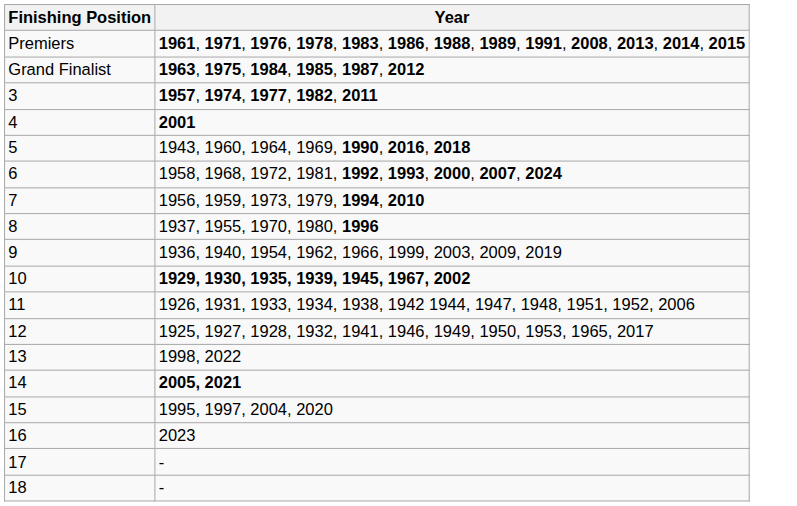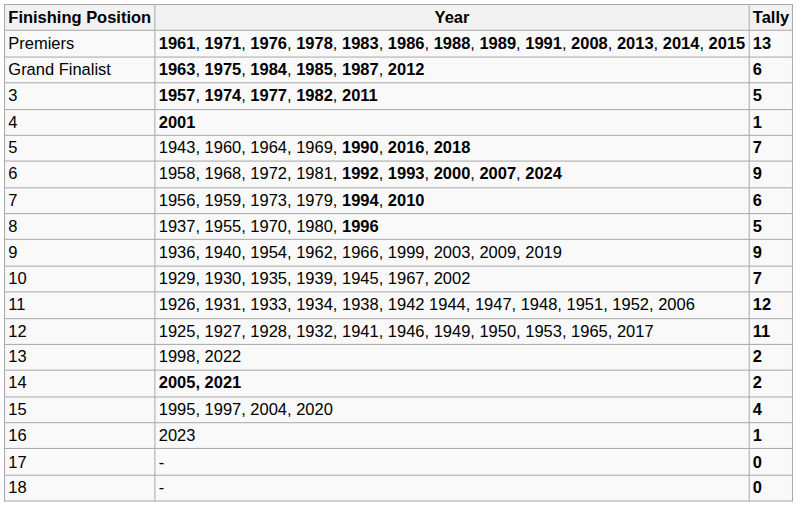+ column: (771, 17)
(315, 278) bold -> (315, 278) normal
